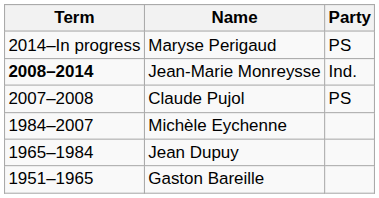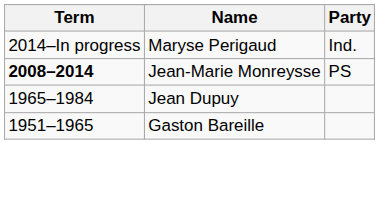(340, 44) PS -> (343, 44) Ind.
(343, 71) Ind. -> (340, 71) PS
- row: (196, 98)
- row: (218, 125)
